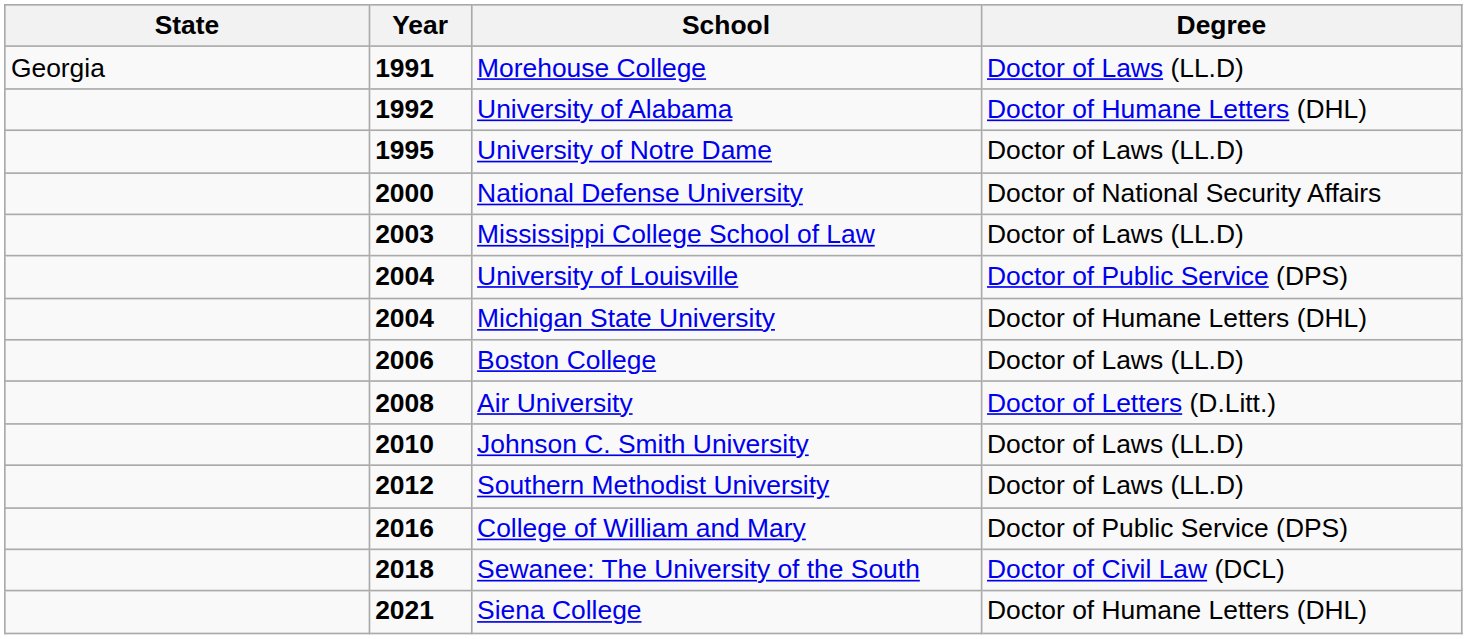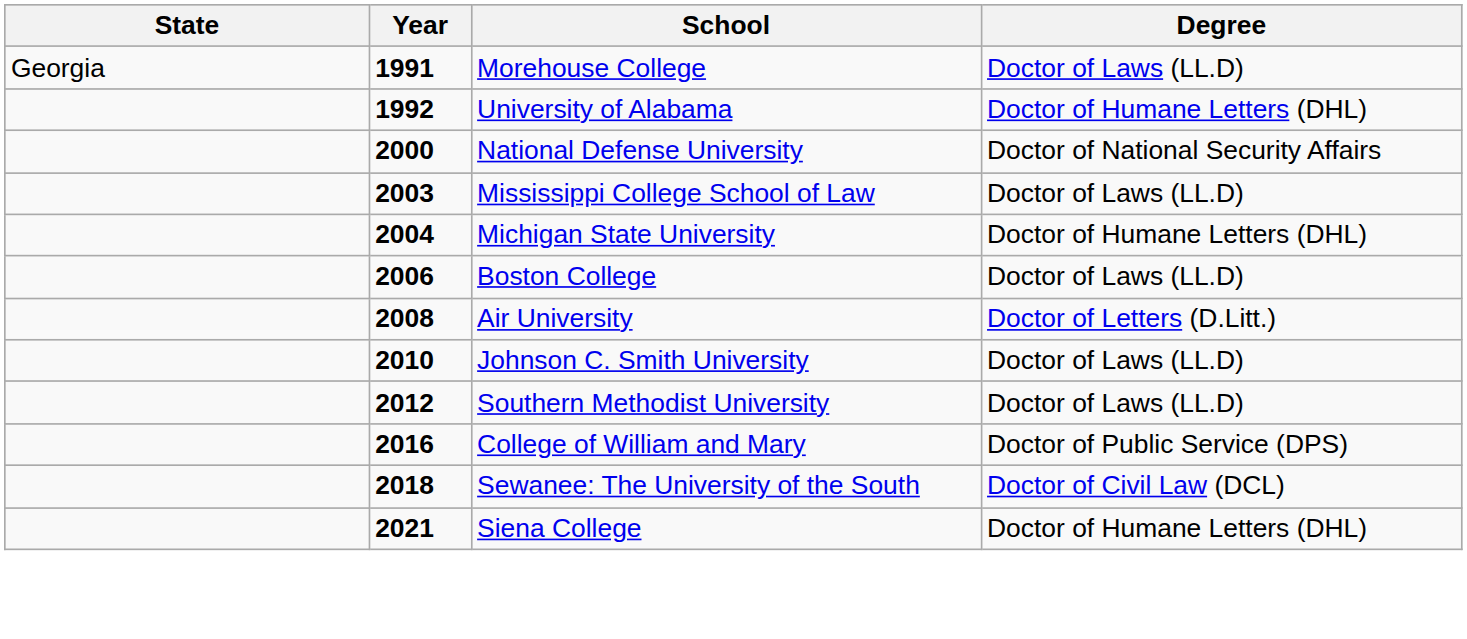- row: (625, 151)
- row: (608, 276)
